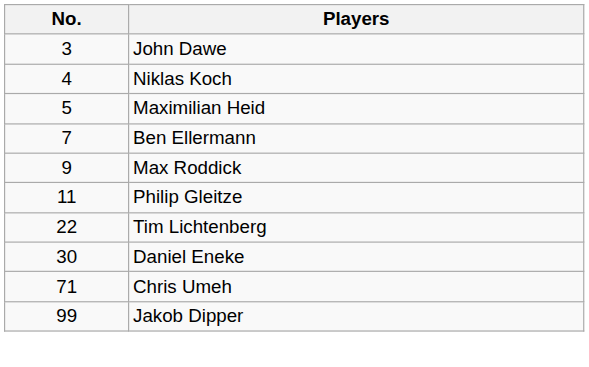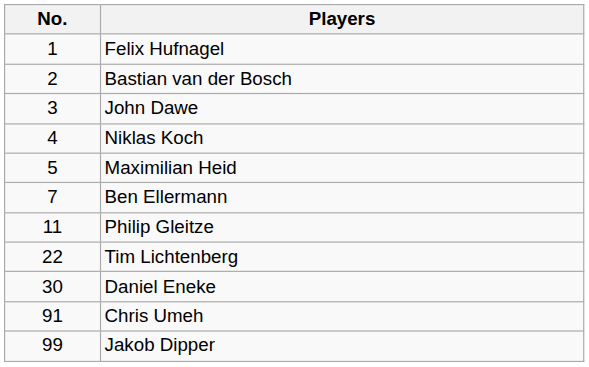+ row: (164, 49)
+ row: (198, 78)
- row: (187, 167)
(67, 286) 71 -> (52, 316) 91
